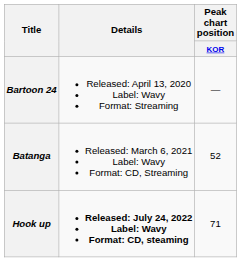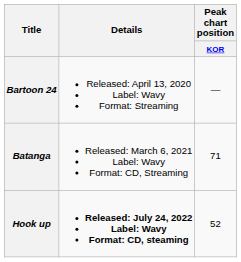(215, 156) 52 -> (215, 156) 71
(215, 223) 71 -> (215, 223) 52
